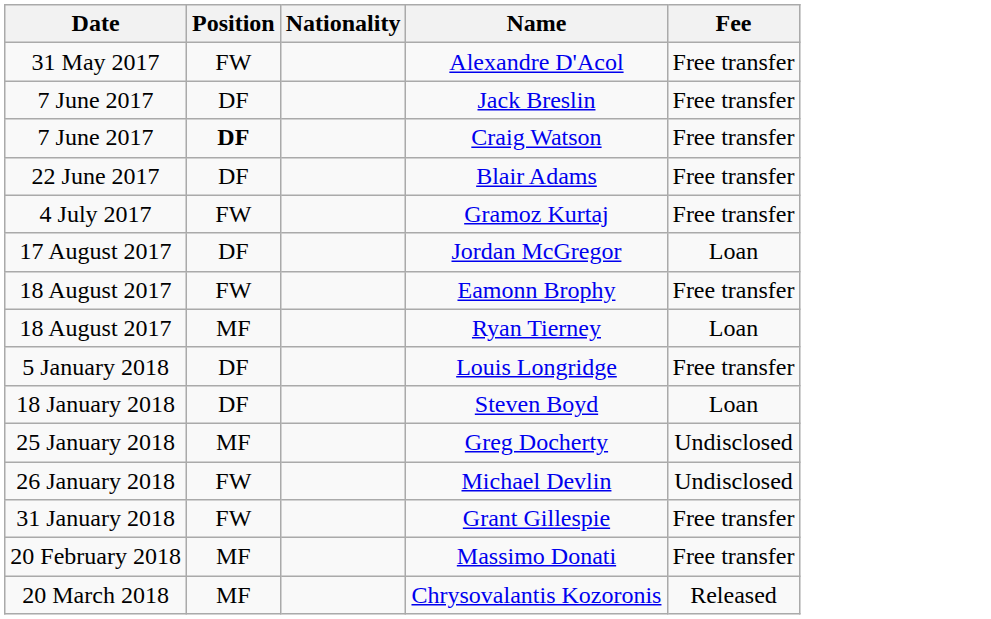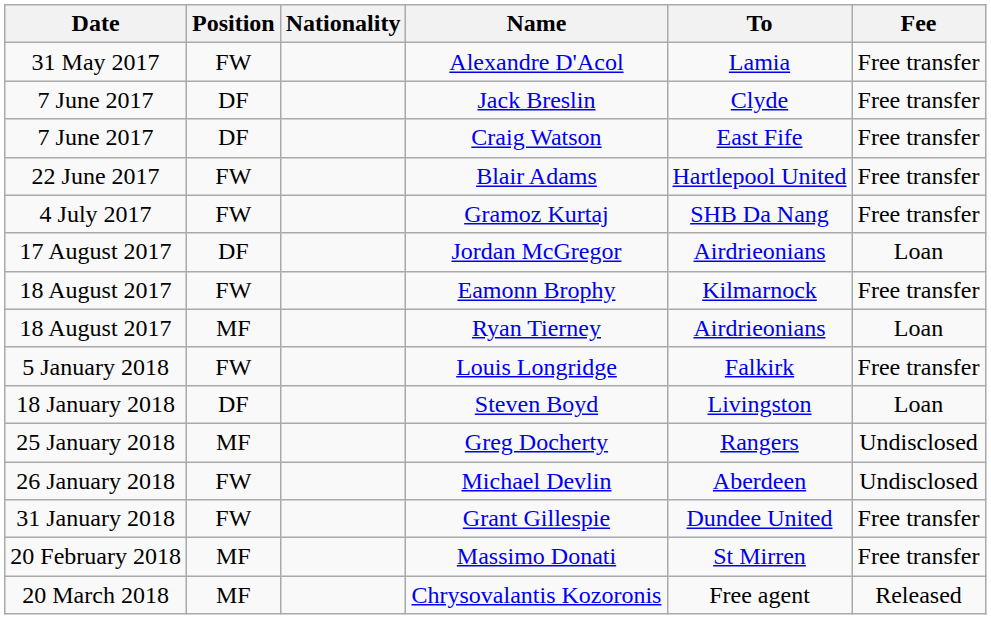+ column: (759, 23)
(233, 137) bold -> (233, 137) normal
(233, 175) DF -> (233, 175) FW
(233, 366) DF -> (233, 366) FW
